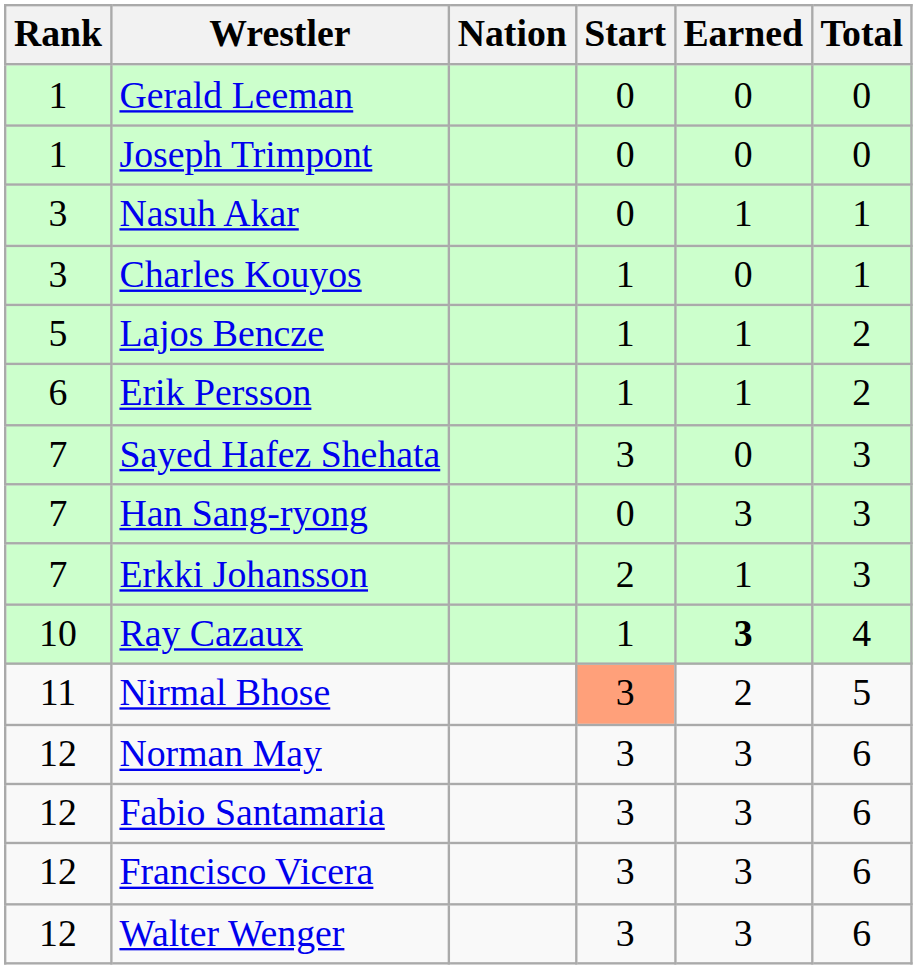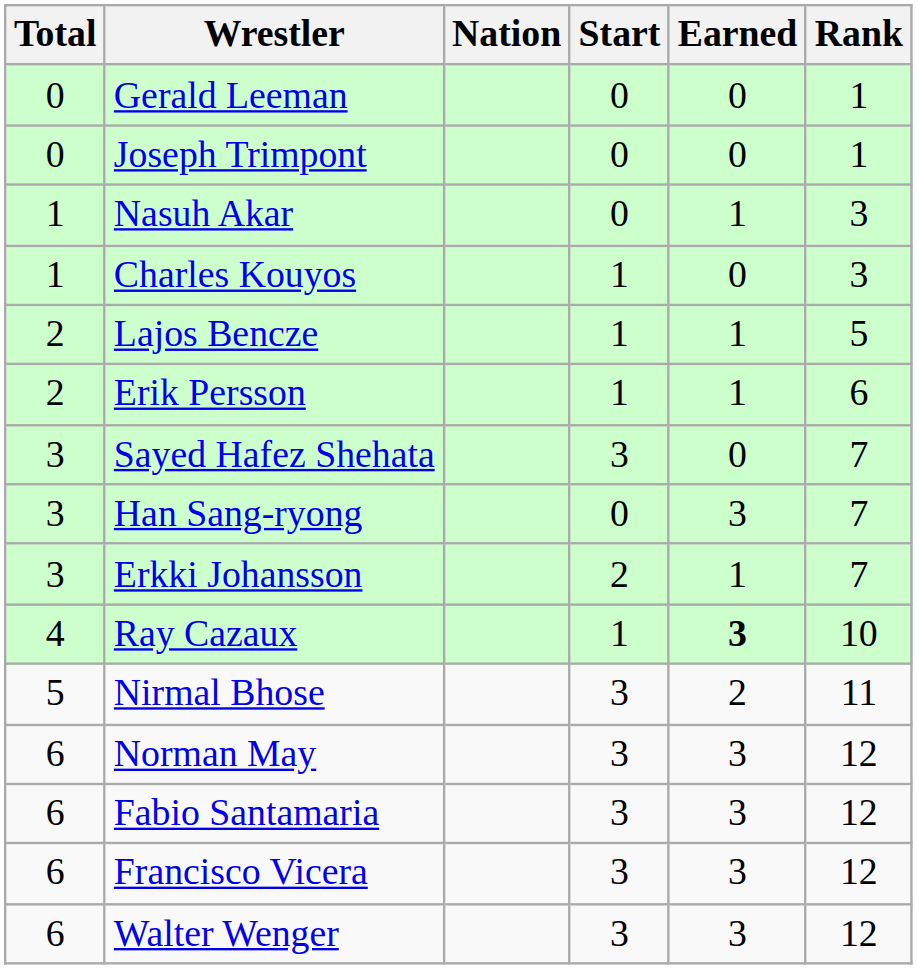columns swapped: (58, 34) <-> (862, 34)
(625, 693) lightsalmon background -> (619, 693) no background
